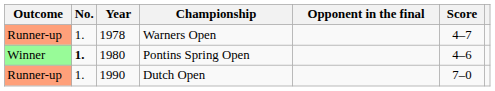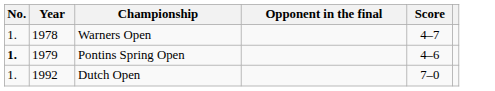- column: (38, 14)
(112, 55) 1980 -> (45, 55) 1979
(112, 75) 1990 -> (45, 75) 1992
